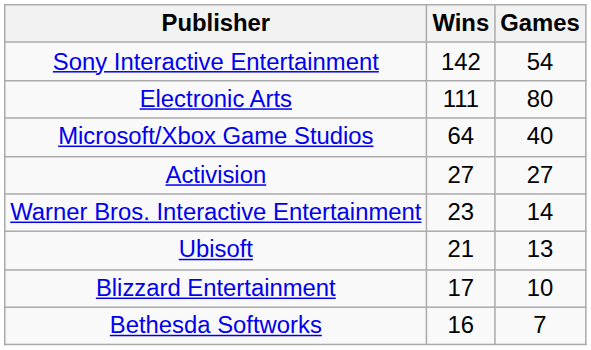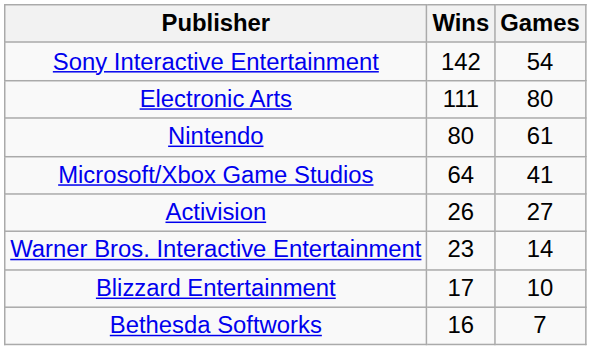+ row: (216, 136)
(540, 136) 40 -> (540, 174) 41
(461, 174) 27 -> (461, 212) 26
- row: (216, 250)
